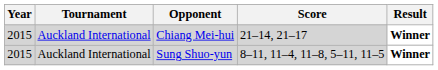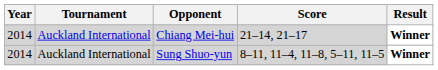(20, 35) 2015 -> (20, 35) 2014
(20, 55) 2015 -> (20, 55) 2014
